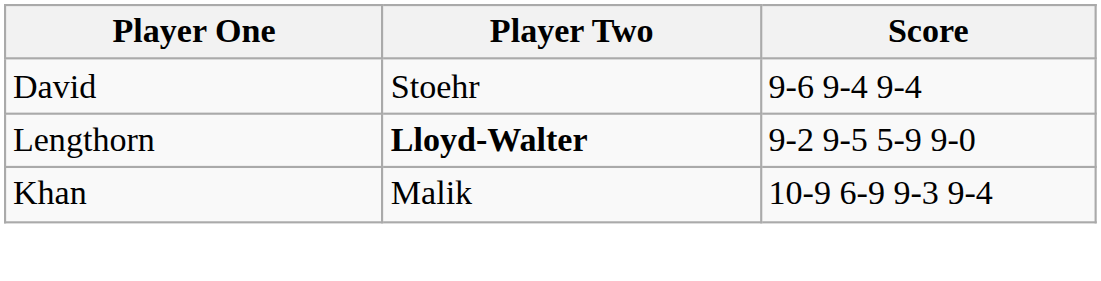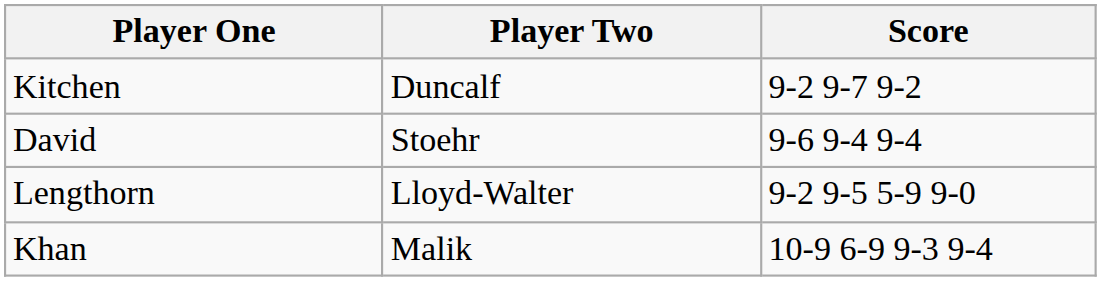+ row: (67, 85)
(489, 139) bold -> (482, 193) normal
